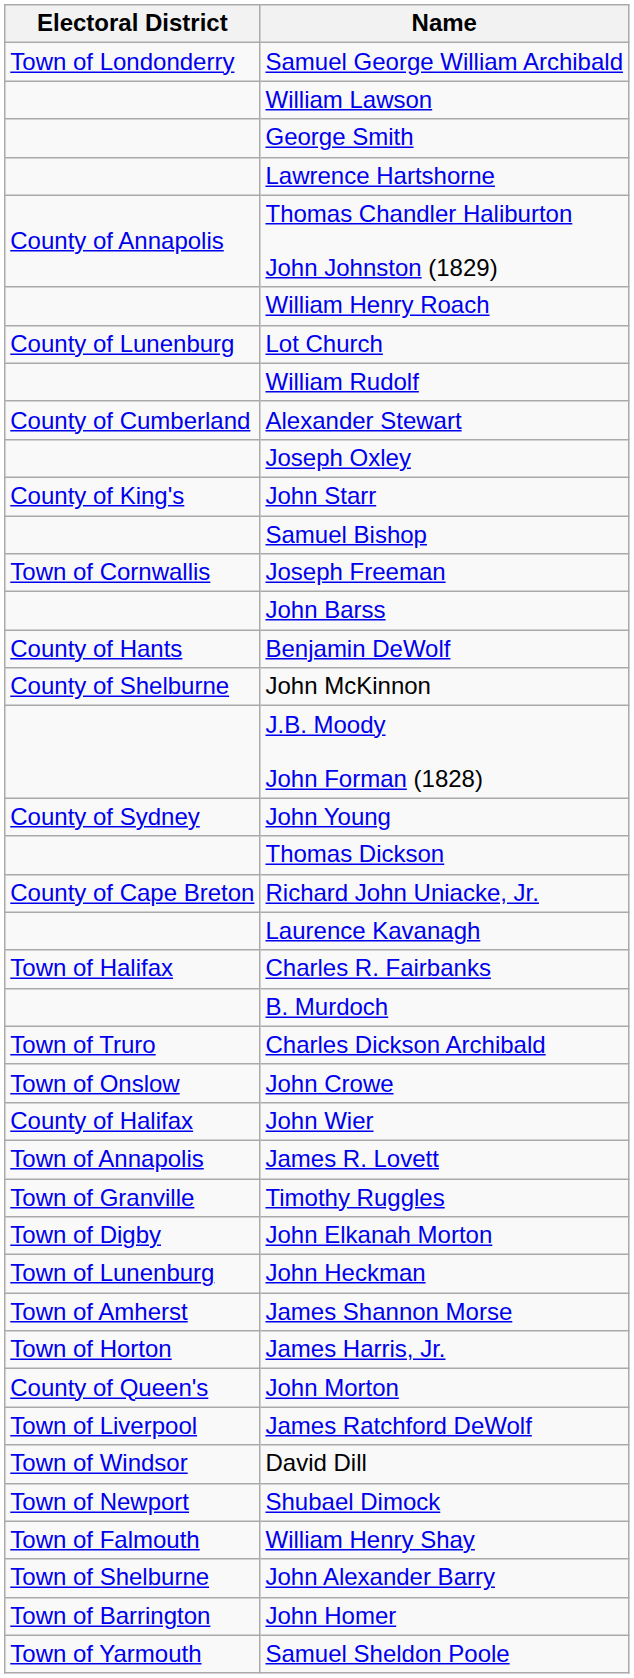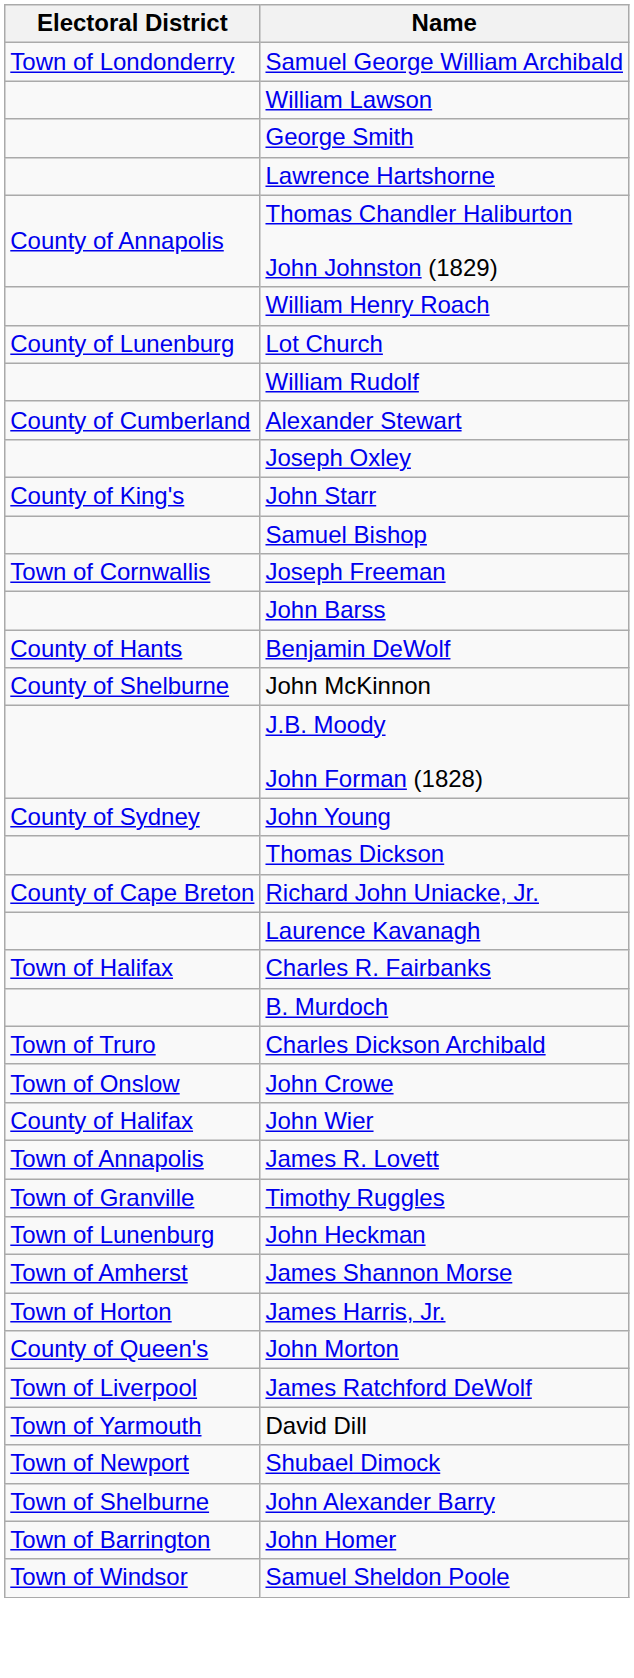- row: (379, 1235)
(99, 1463) Town of Windsor -> (106, 1425) Town of Yarmouth
- row: (370, 1539)
(106, 1654) Town of Yarmouth -> (99, 1577) Town of Windsor
